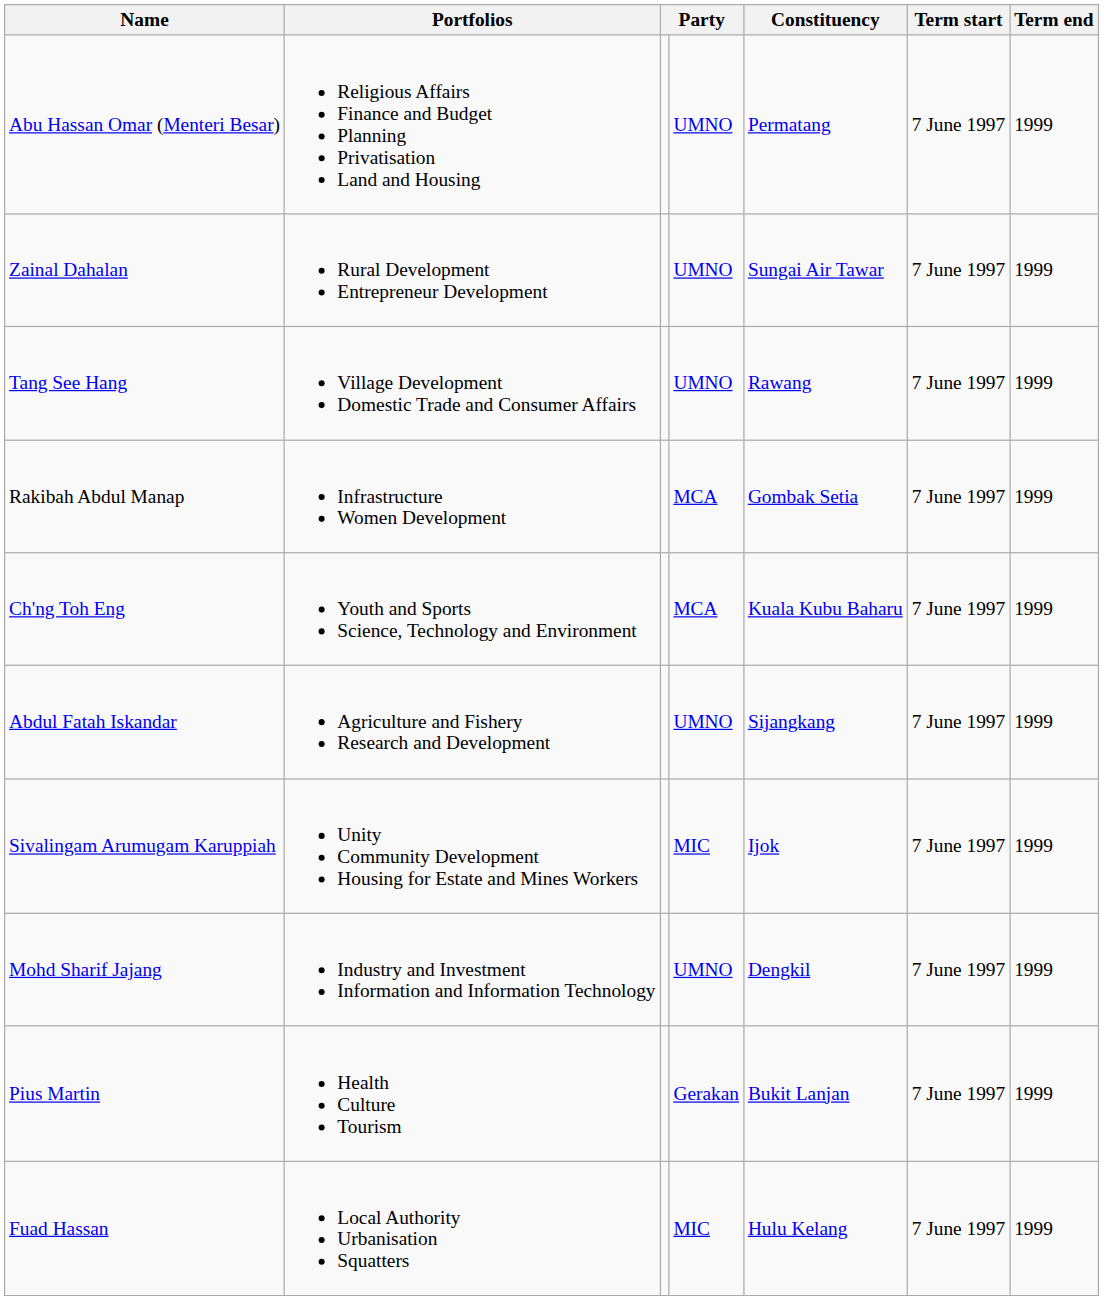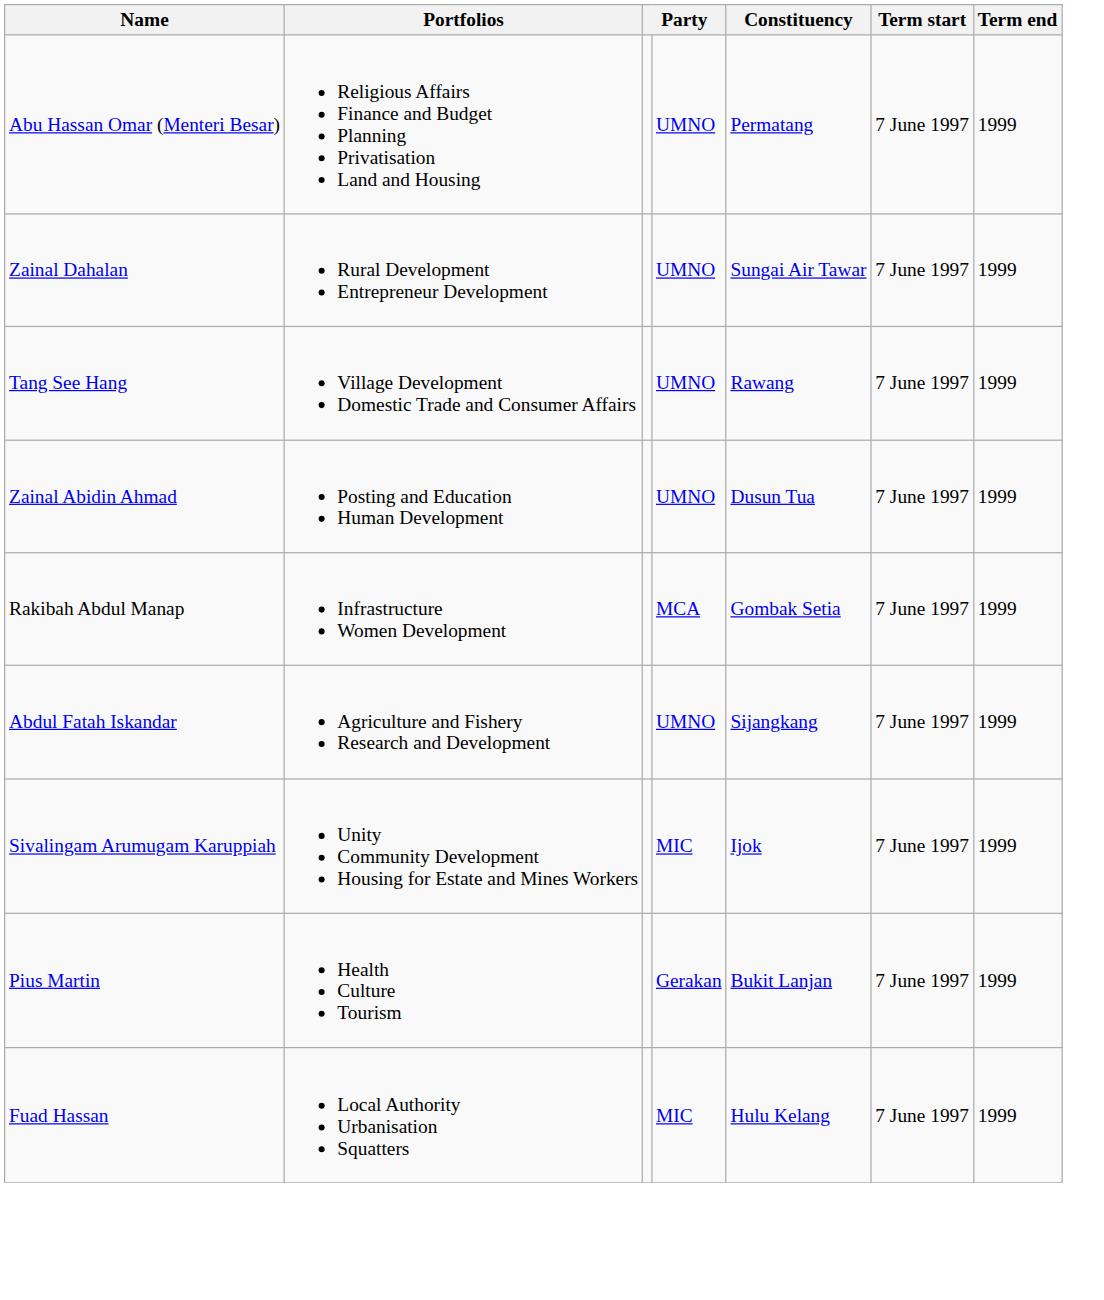+ row: (93, 495)
- row: (67, 608)
- row: (85, 969)
